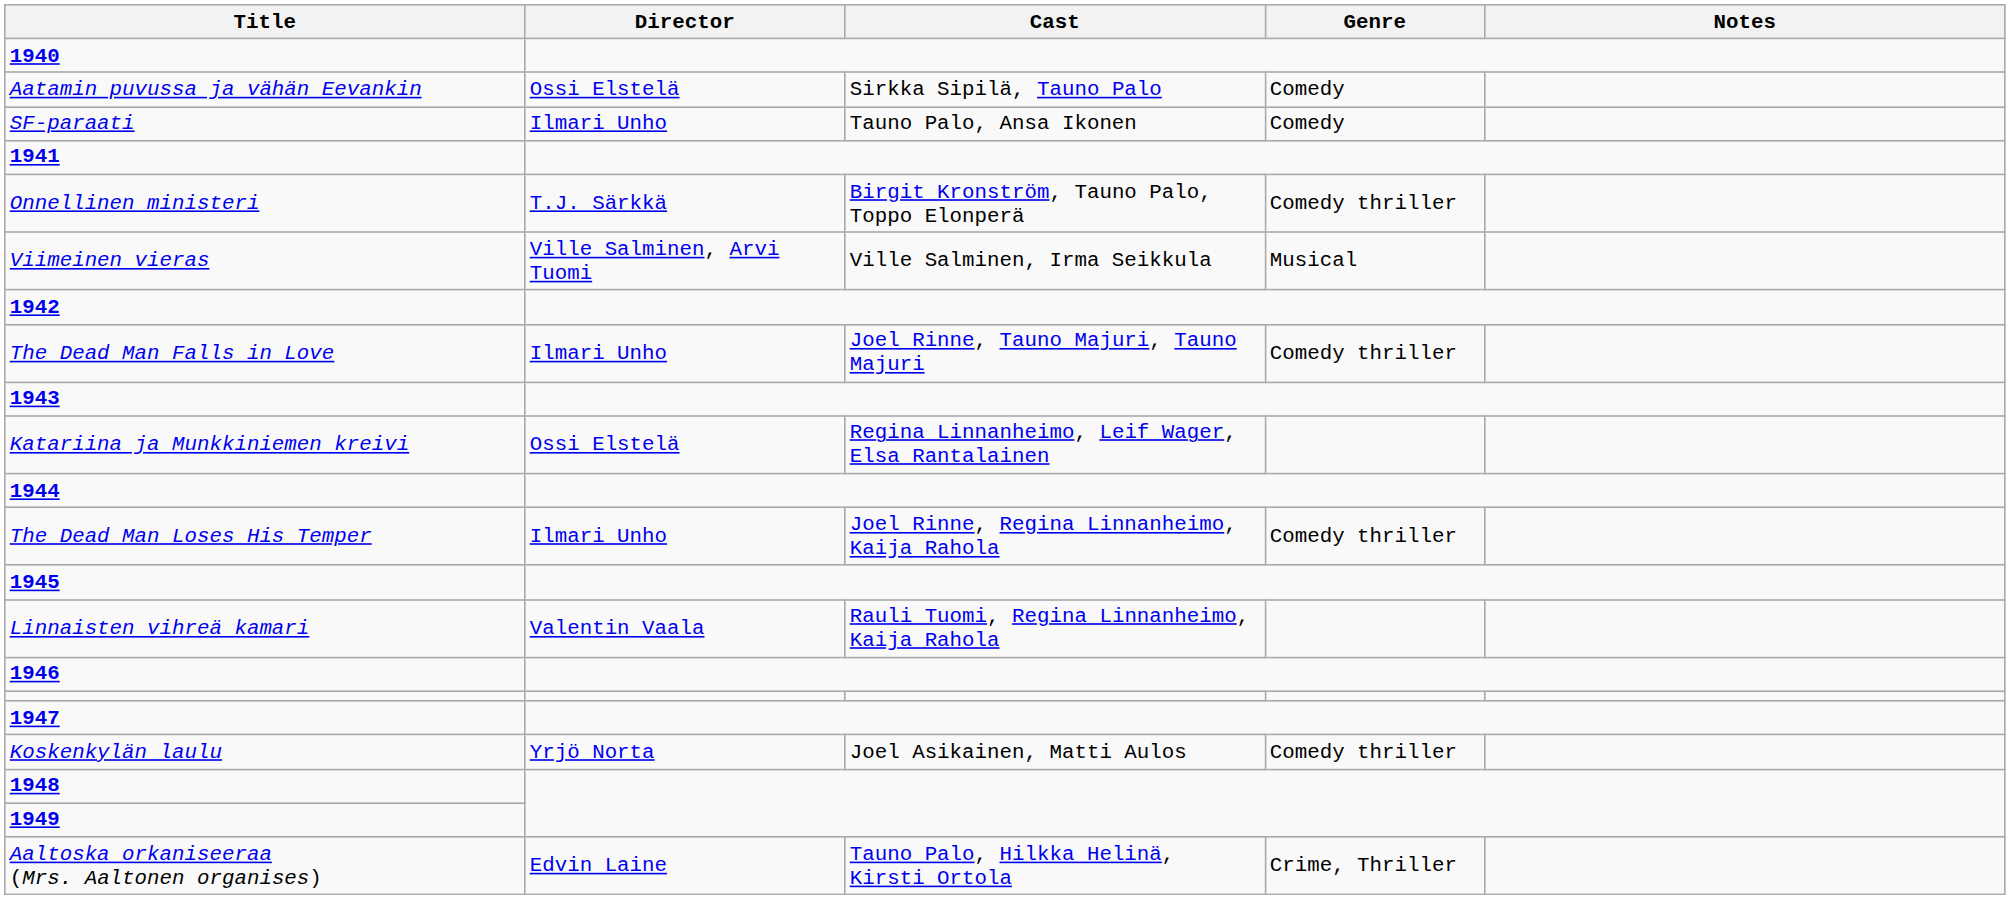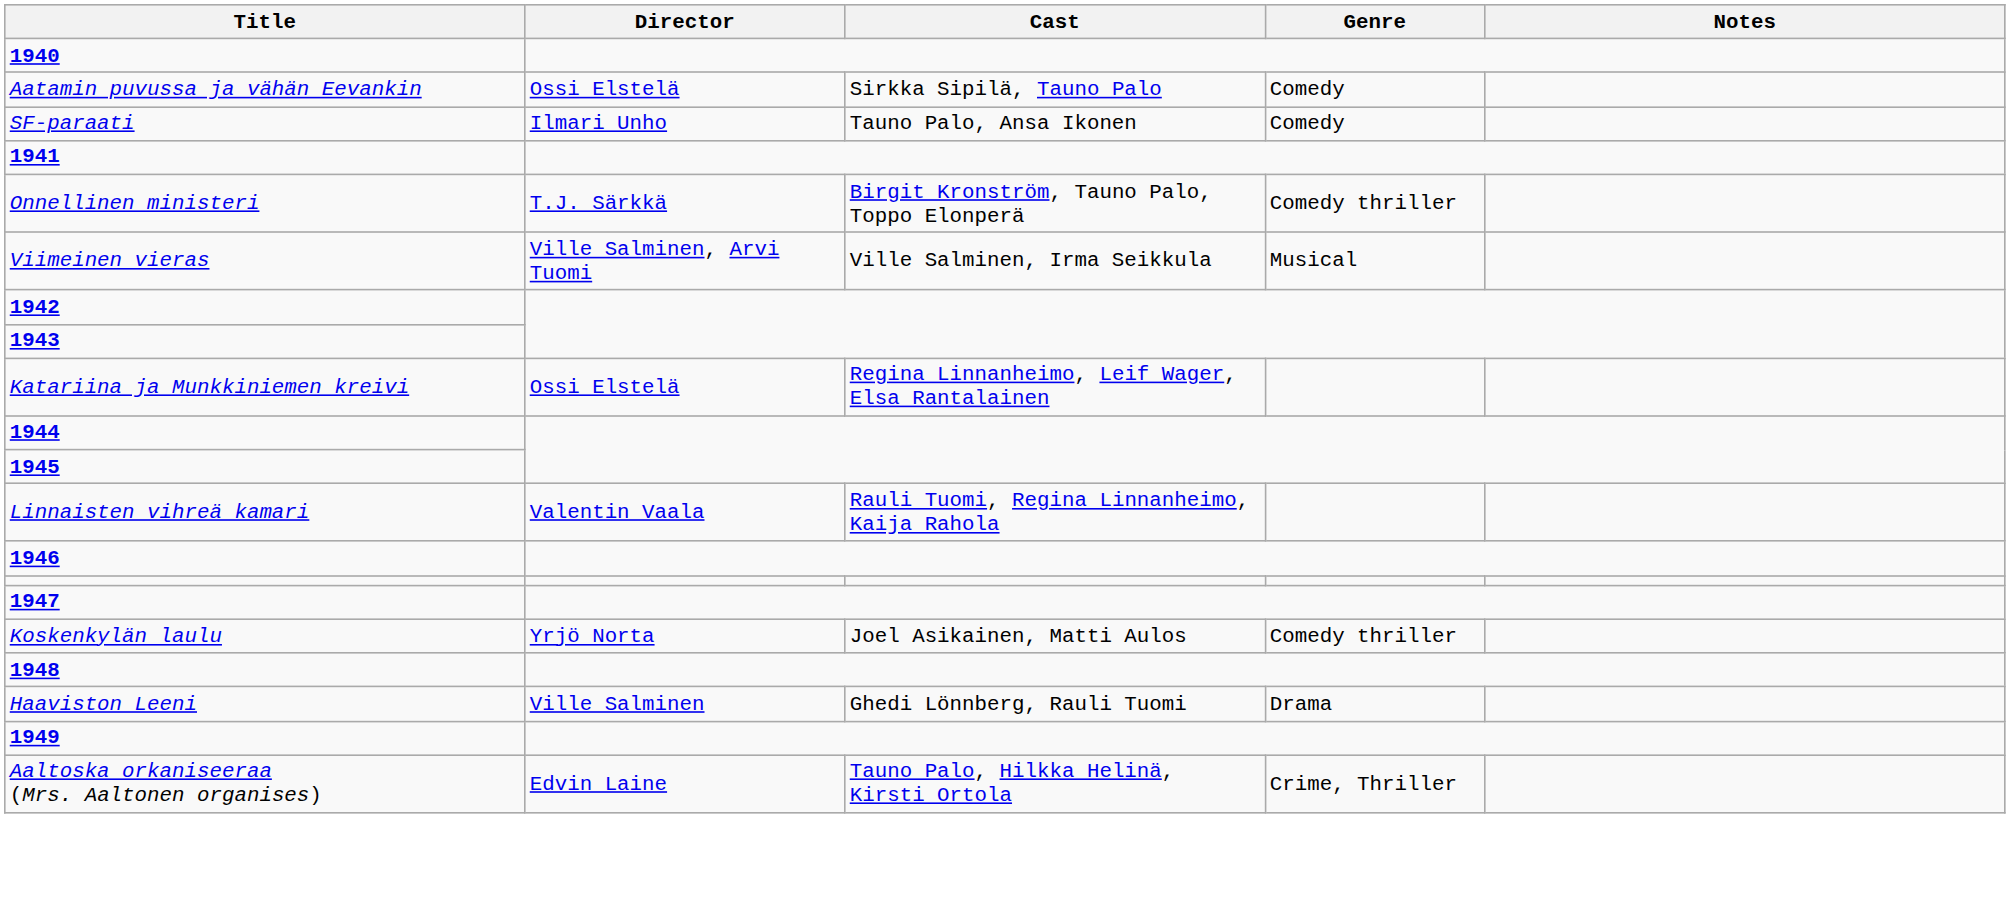- row: (172, 353)
- row: (191, 537)
+ row: (103, 704)
